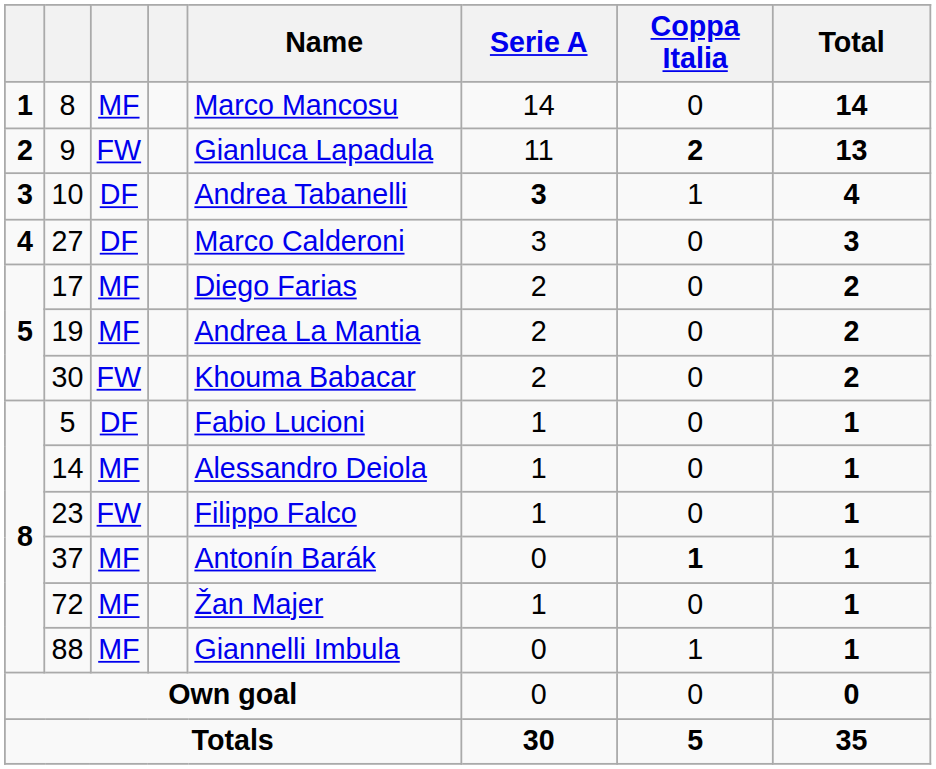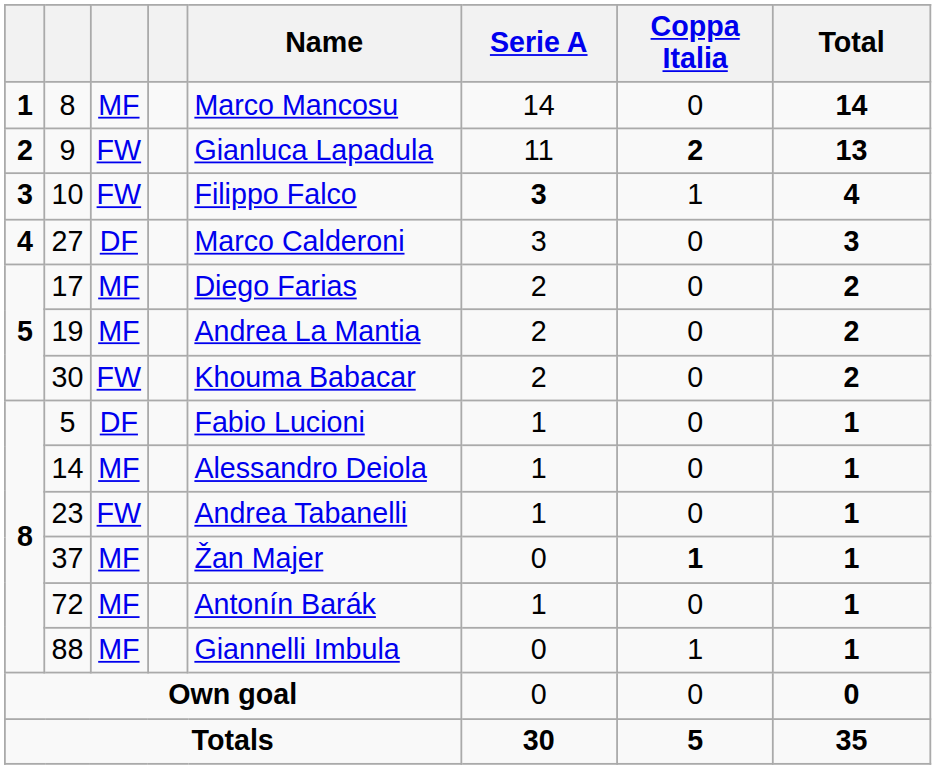(119, 195) DF -> (119, 195) FW
(301, 195) Andrea Tabanelli -> (276, 195) Filippo Falco
(276, 513) Filippo Falco -> (301, 513) Andrea Tabanelli
(285, 559) Antonín Barák -> (259, 559) Žan Majer
(259, 604) Žan Majer -> (285, 604) Antonín Barák
